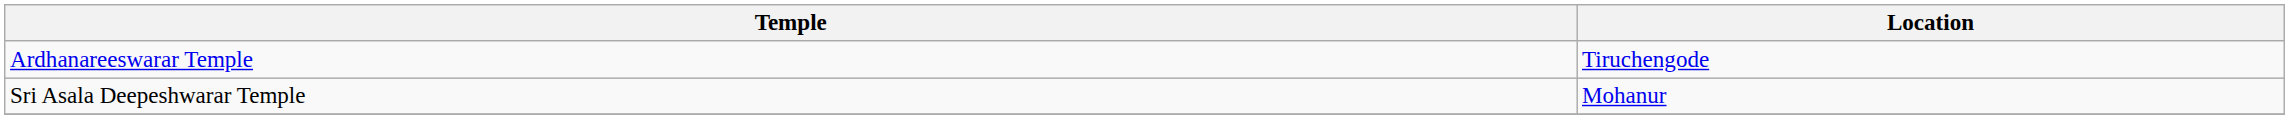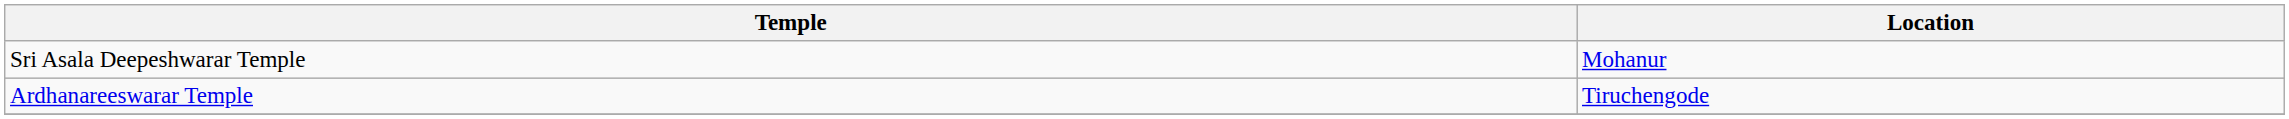rows swapped: (132, 59) <-> (158, 95)
